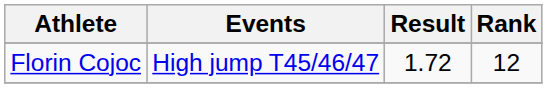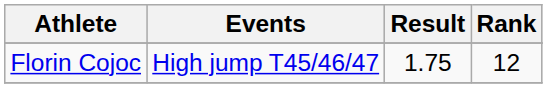(428, 62) 1.72 -> (428, 62) 1.75
